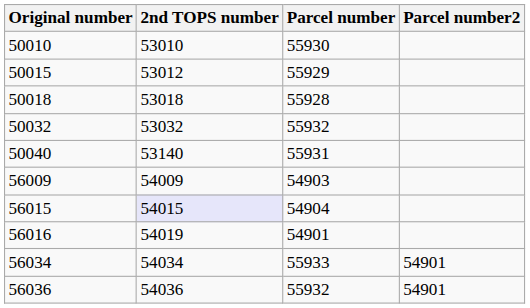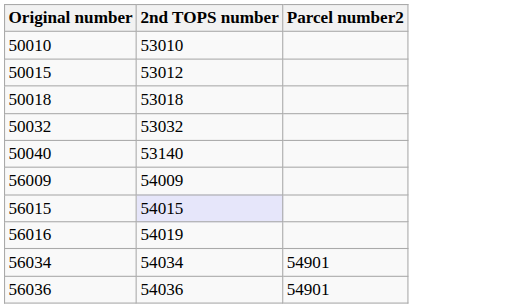- column: (341, 18)
